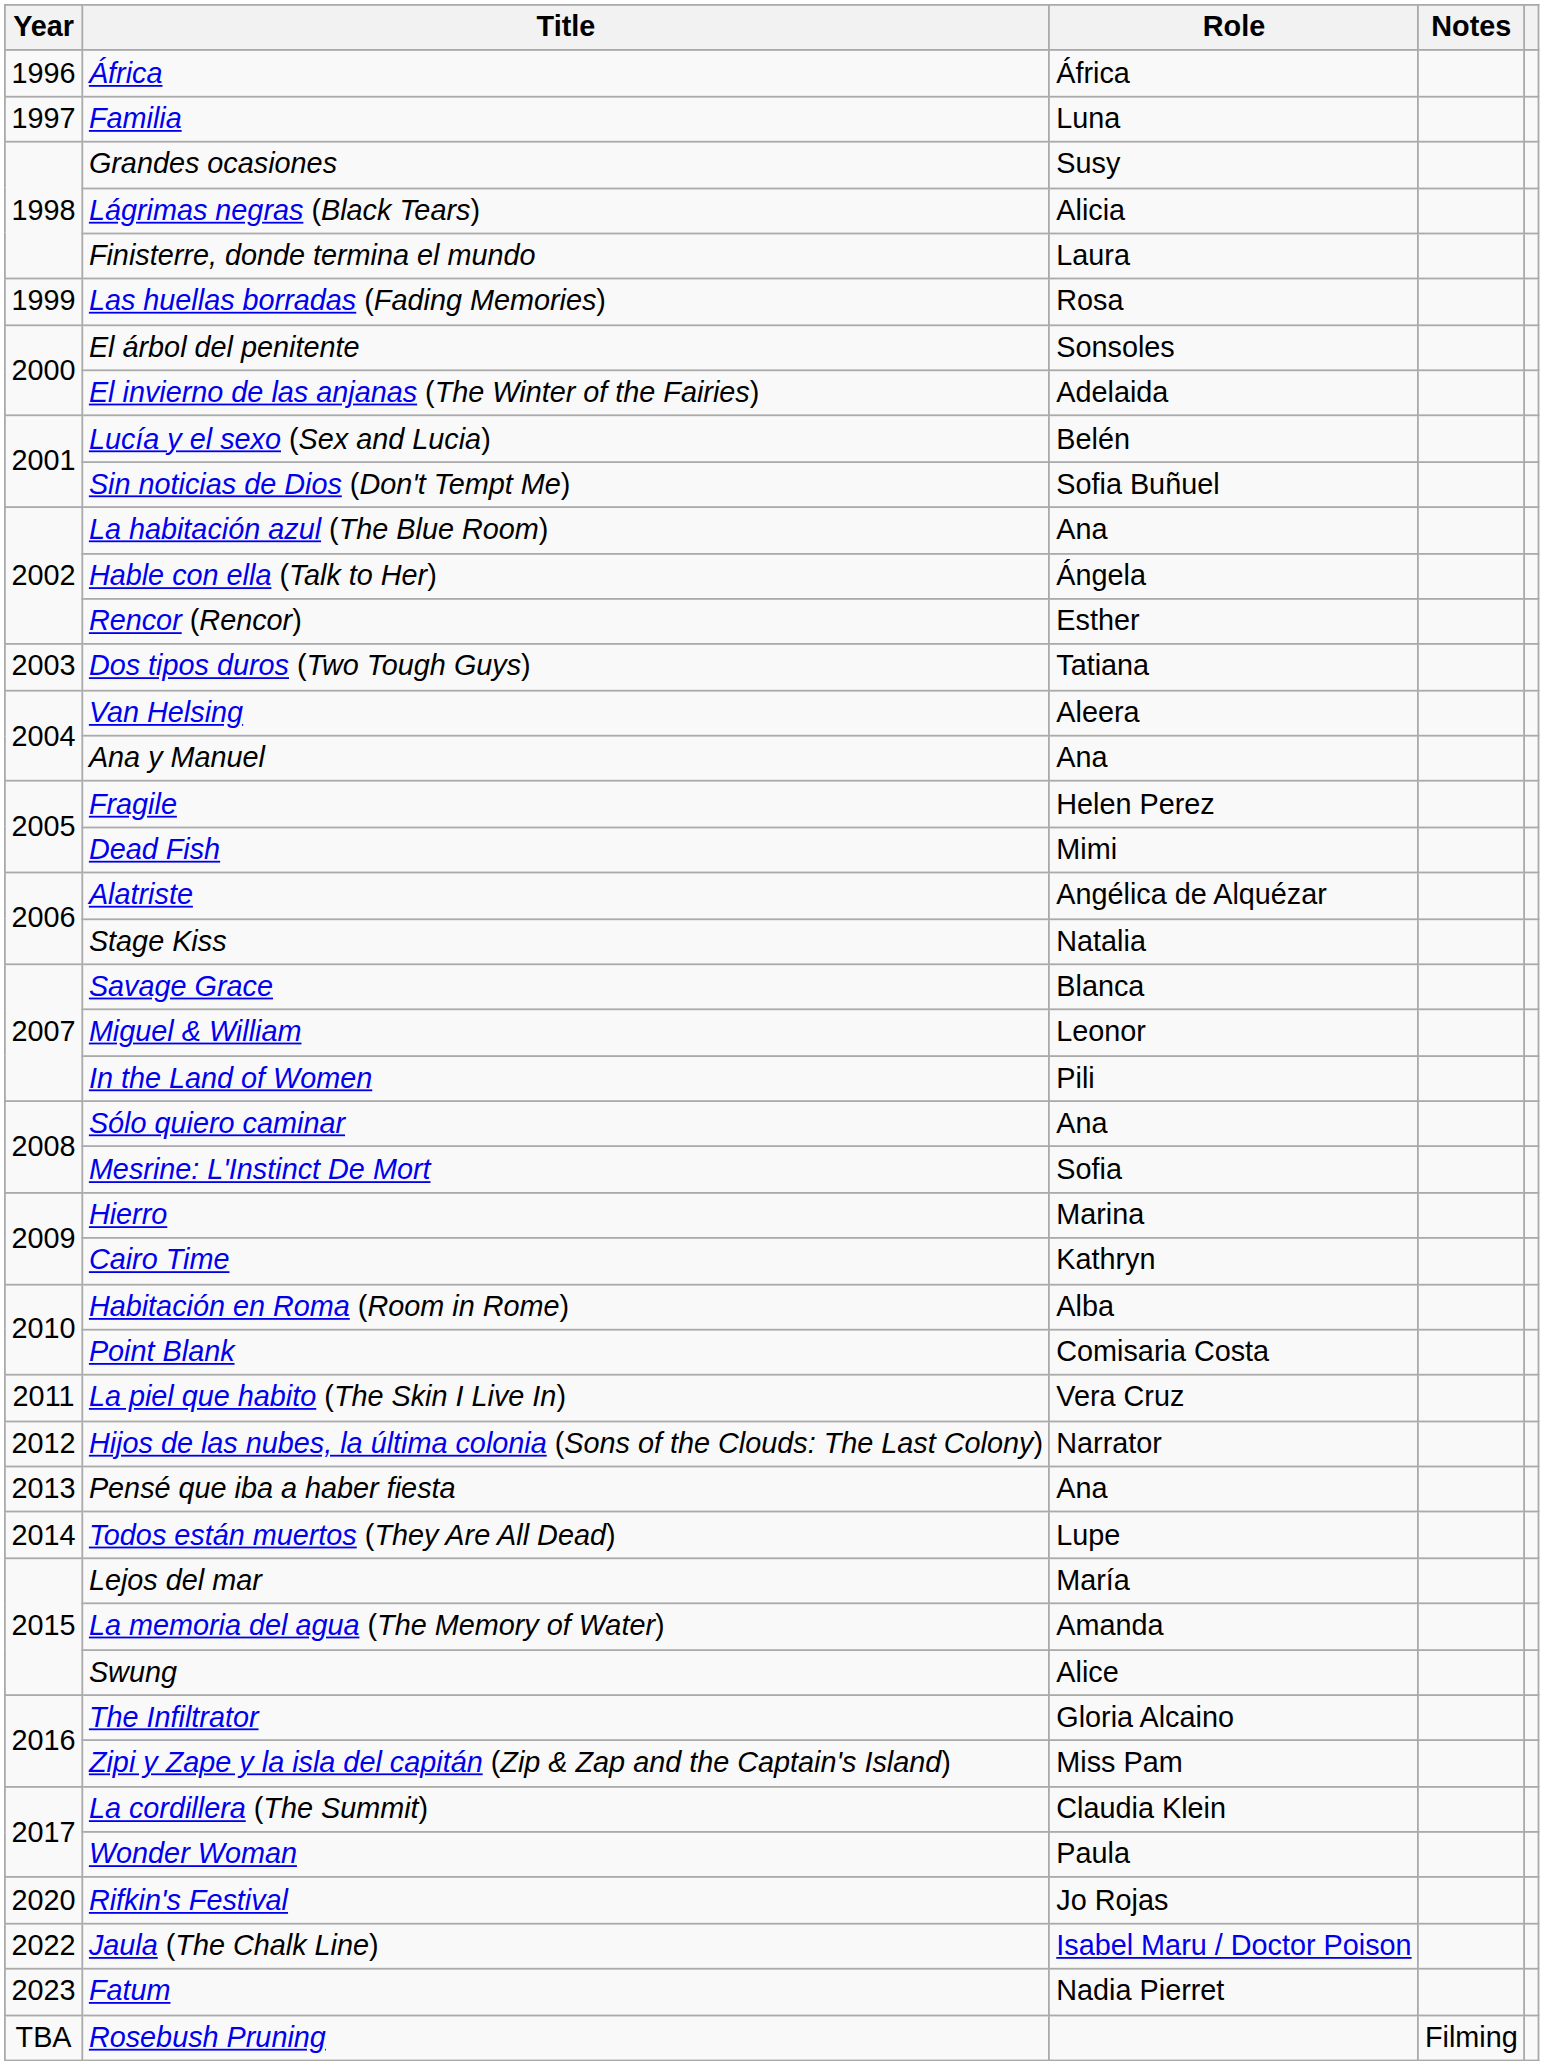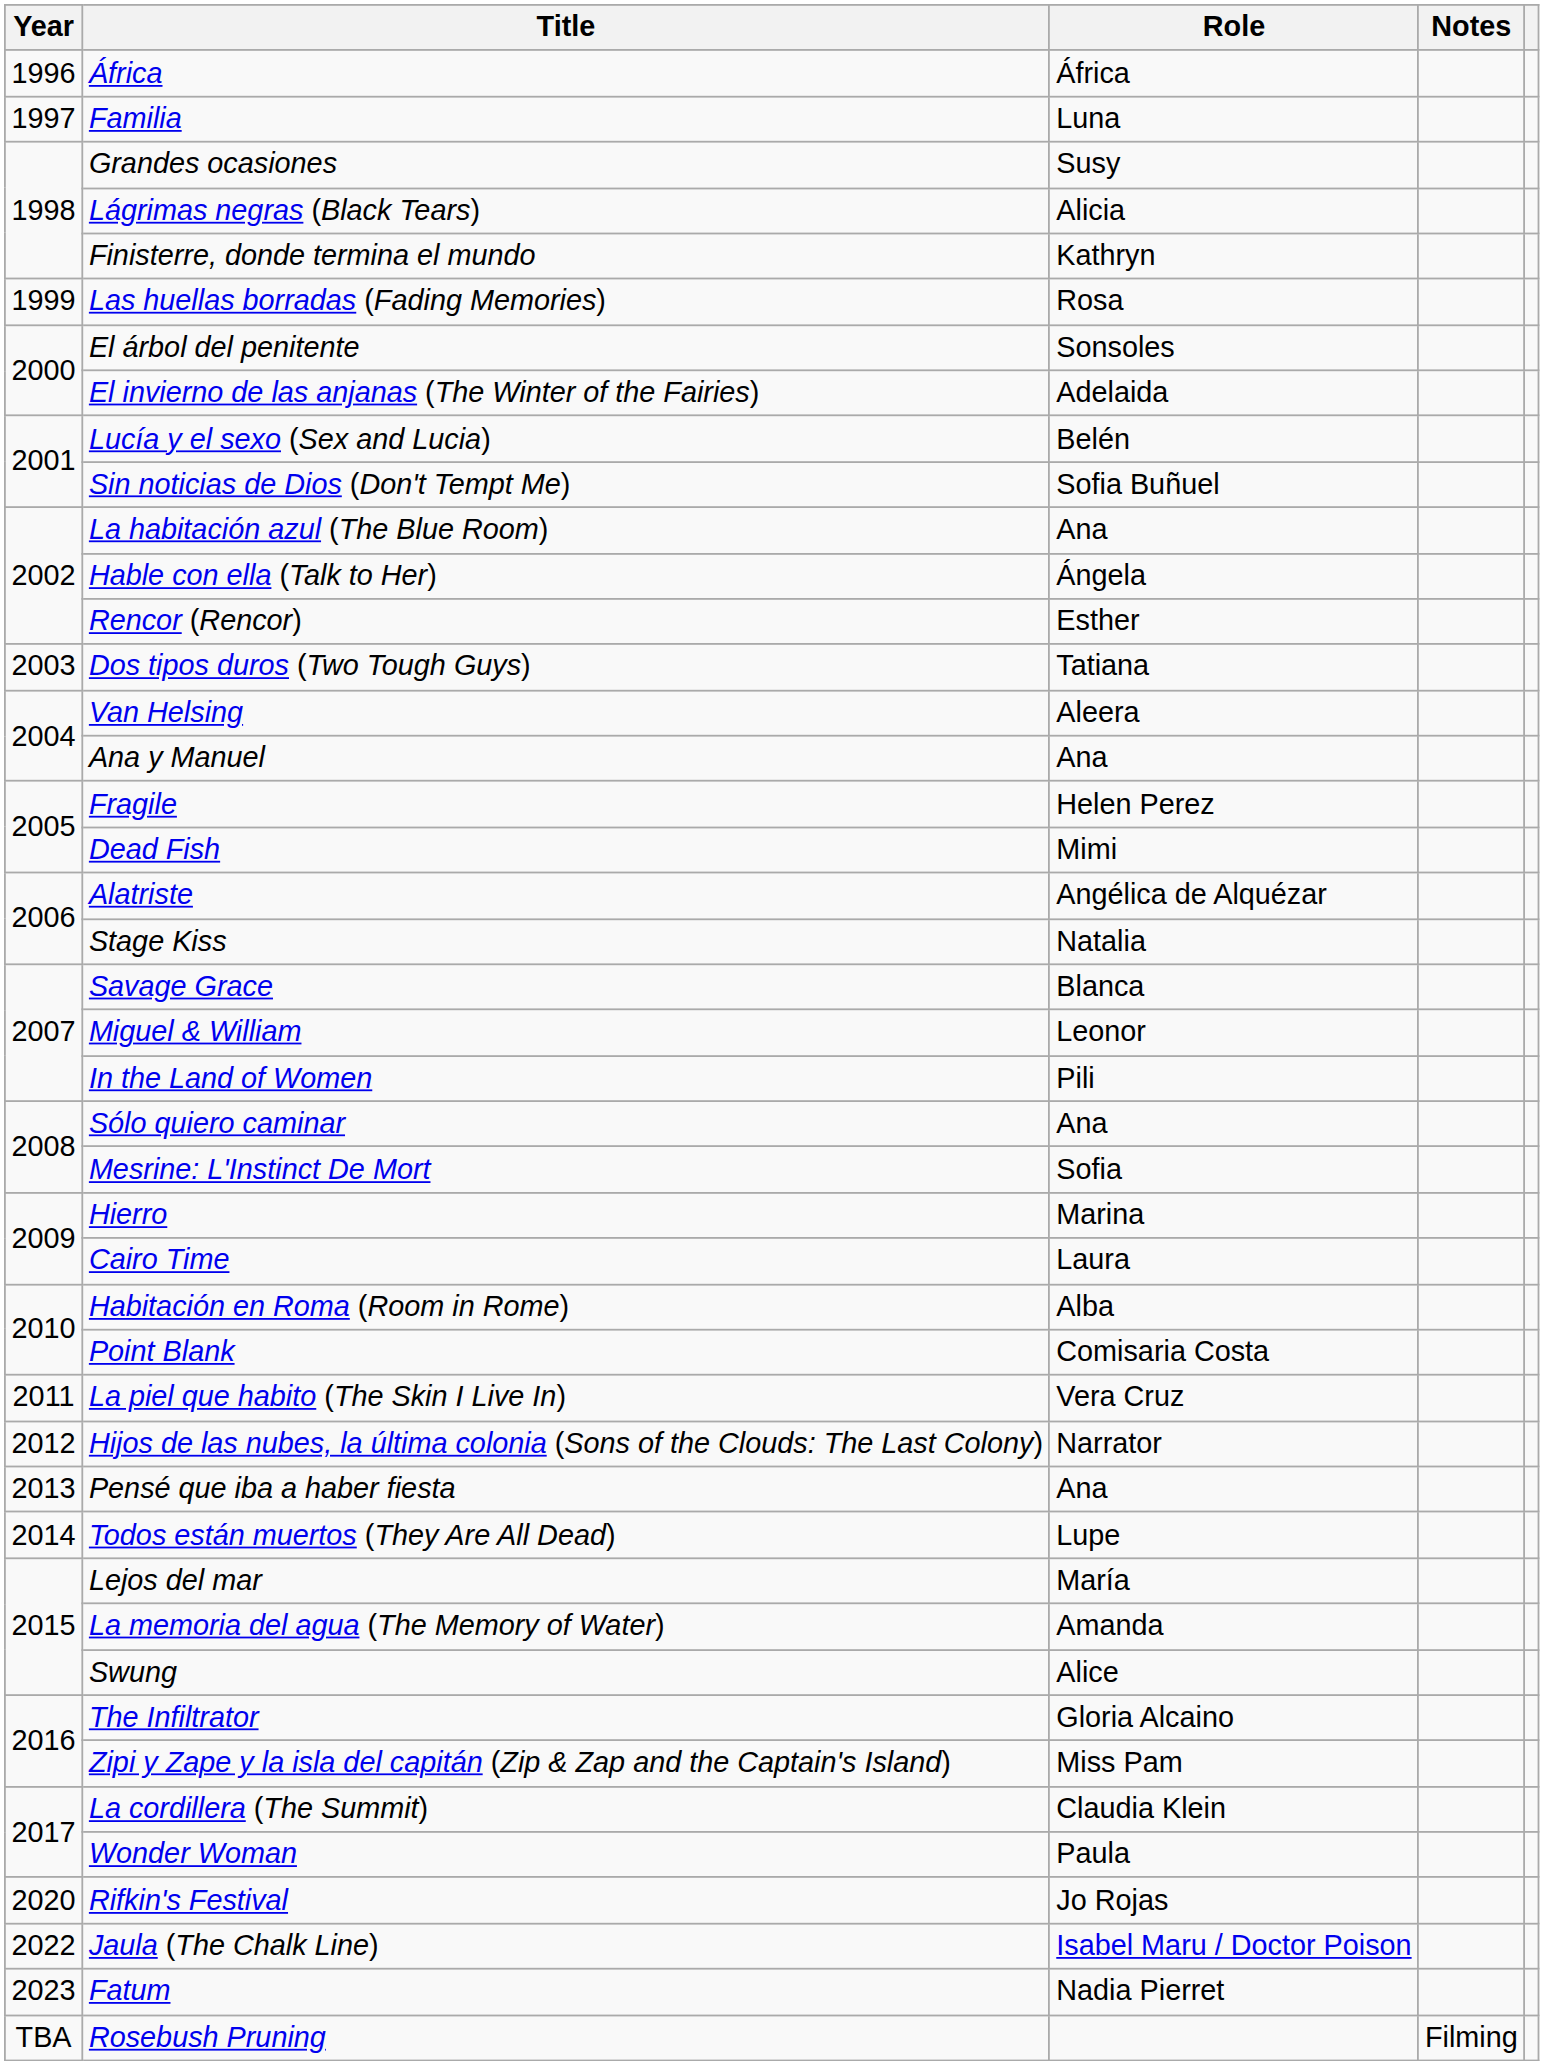(1093, 255) Laura -> (1106, 255) Kathryn
(1106, 1260) Kathryn -> (1093, 1260) Laura
